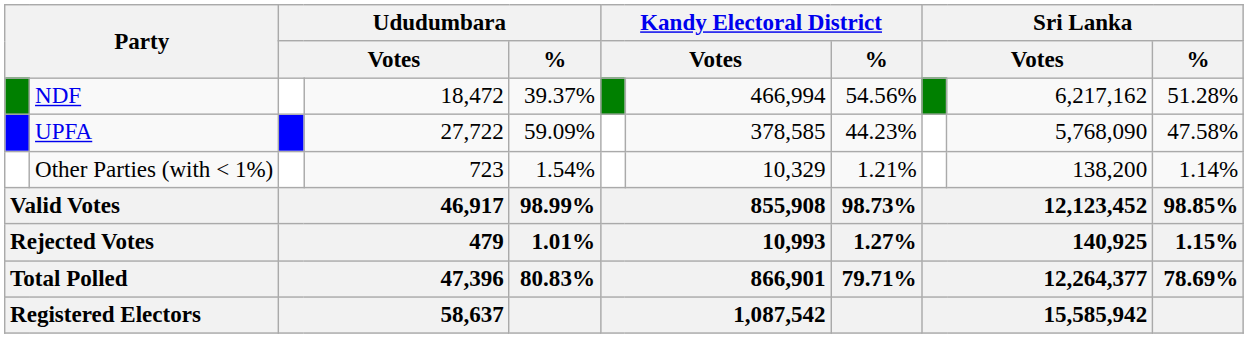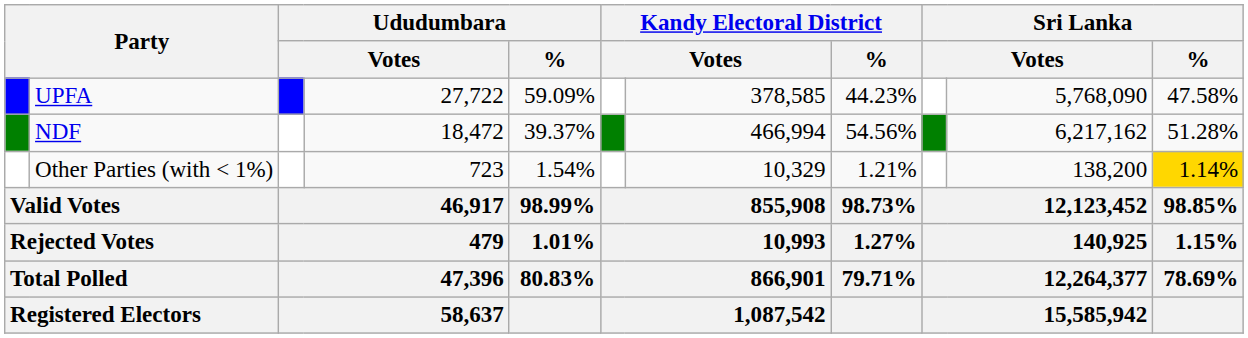rows swapped: (64, 132) <-> (58, 95)
(1209, 168) no background -> (1209, 168) gold background
